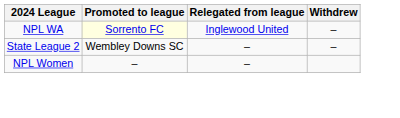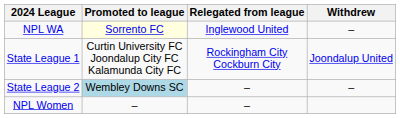+ row: (43, 59)
(135, 47) no background -> (135, 88) lightblue background
